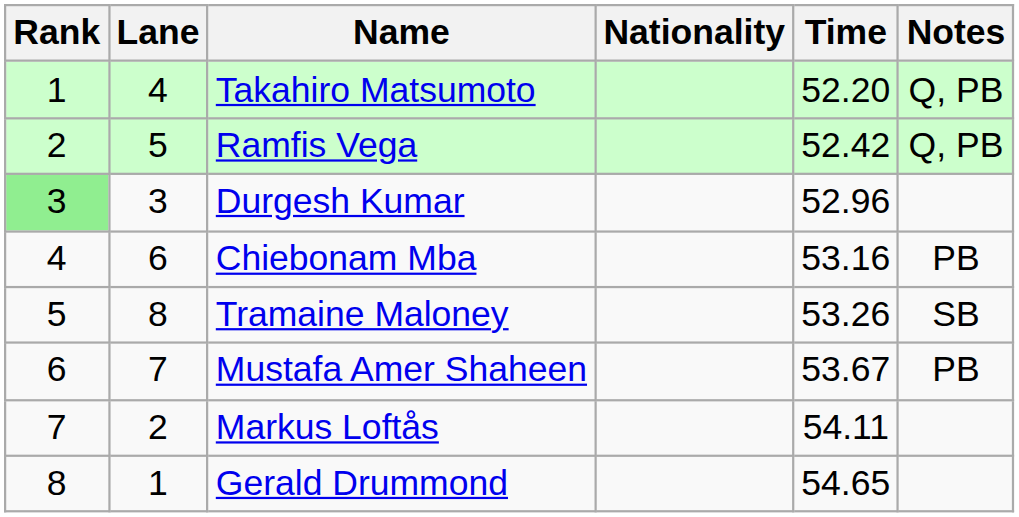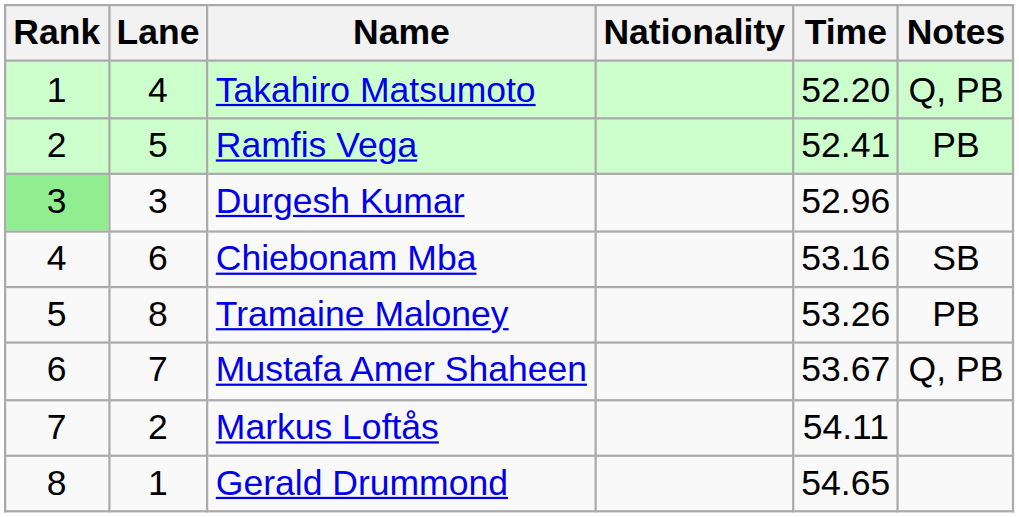(846, 145) 52.42 -> (846, 145) 52.41
(956, 145) Q, PB -> (956, 145) PB
(956, 257) PB -> (956, 257) SB
(956, 314) SB -> (956, 314) PB
(956, 370) PB -> (956, 370) Q, PB
